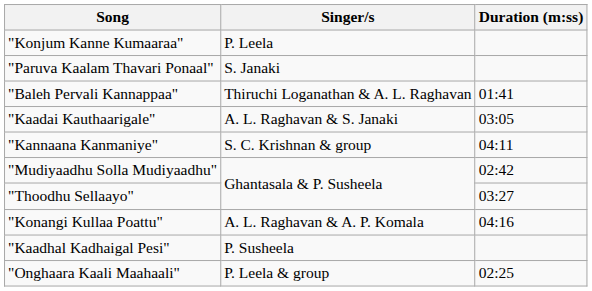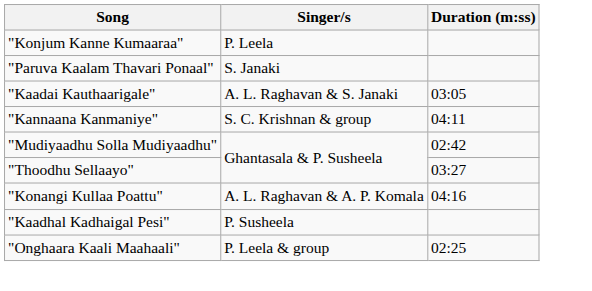- row: (93, 94)
